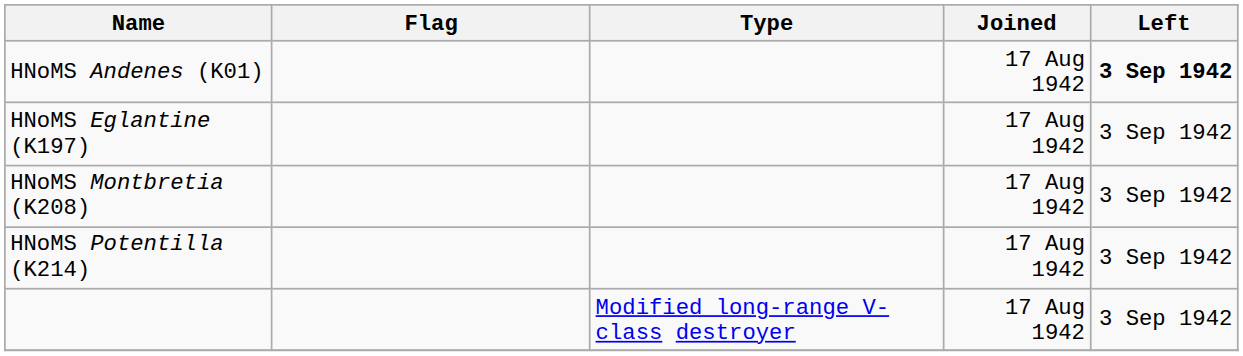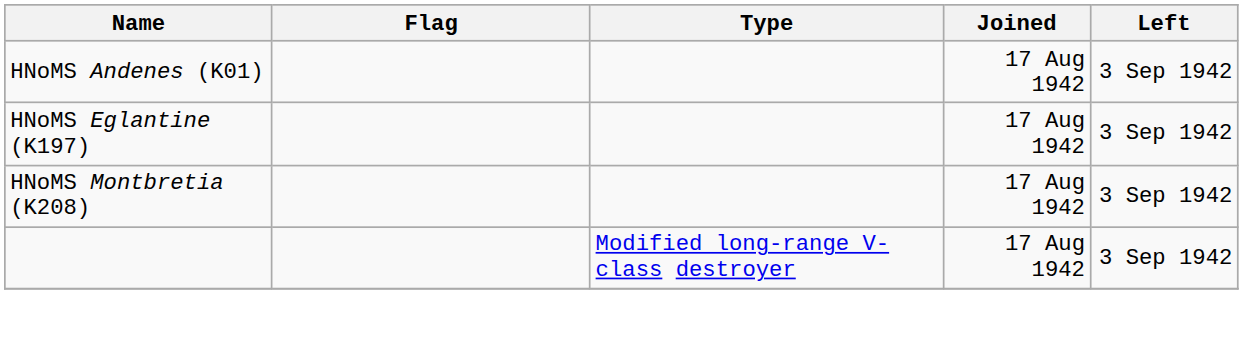(1166, 72) bold -> (1166, 72) normal
- row: (117, 258)
